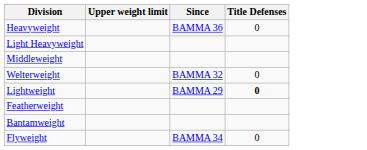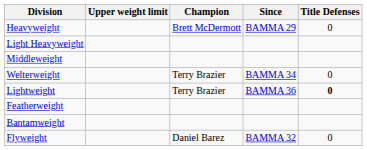+ column: (207, 12)
(198, 28) BAMMA 36 -> (271, 28) BAMMA 29
(198, 75) BAMMA 32 -> (271, 75) BAMMA 34
(198, 91) BAMMA 29 -> (271, 91) BAMMA 36
(198, 138) BAMMA 34 -> (271, 138) BAMMA 32
